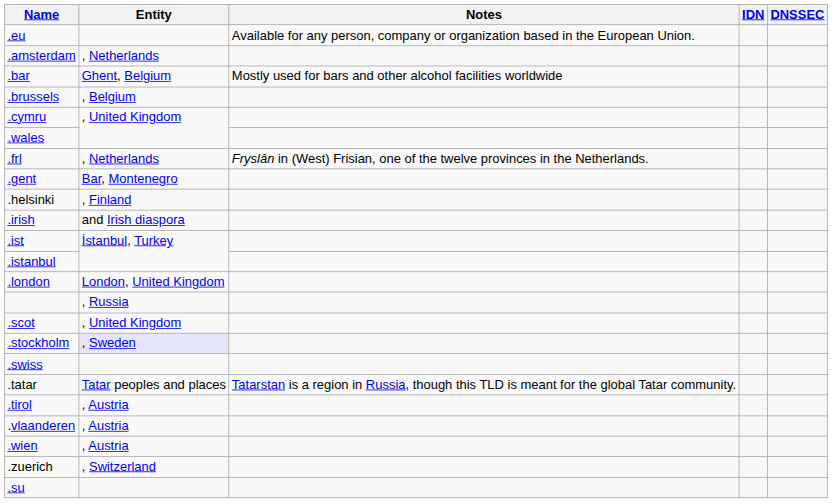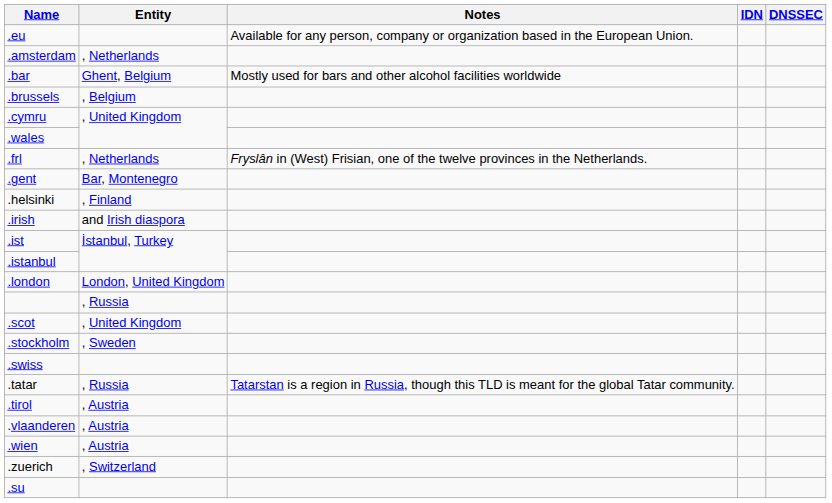(109, 343) lavender background -> (109, 343) no background
(154, 384) Tatar peoples and places -> (105, 384) , Russia
